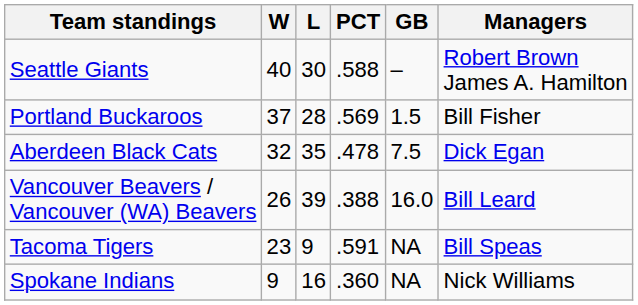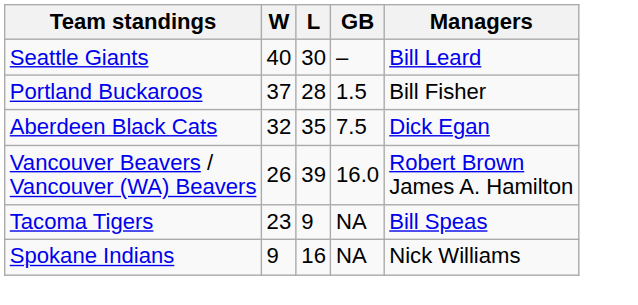- column: (358, 22)
(536, 69) Robert Brown James A. Hamilton -> (435, 57) Bill Leard
(490, 199) Bill Leard -> (481, 174) Robert Brown James A. Hamilton
